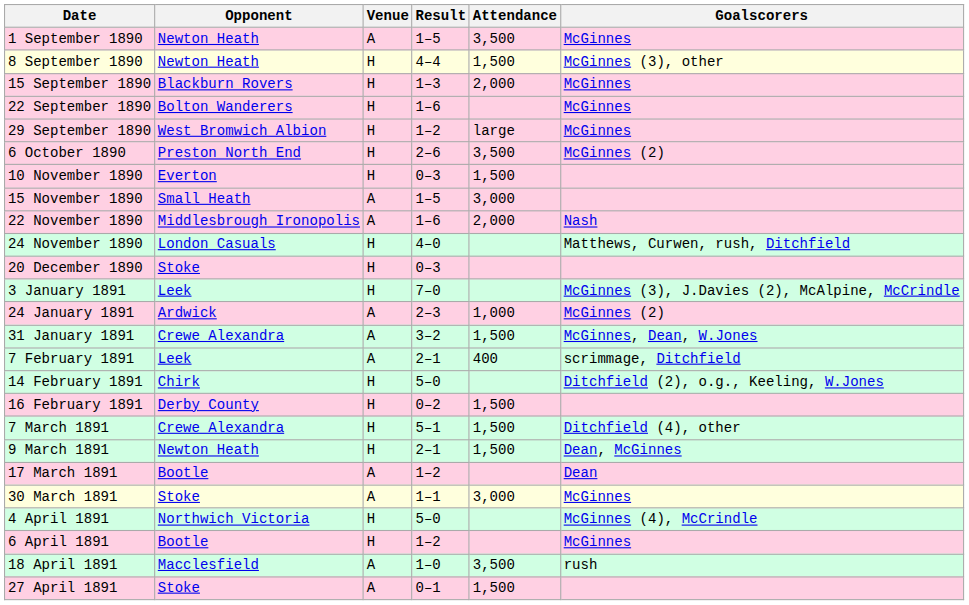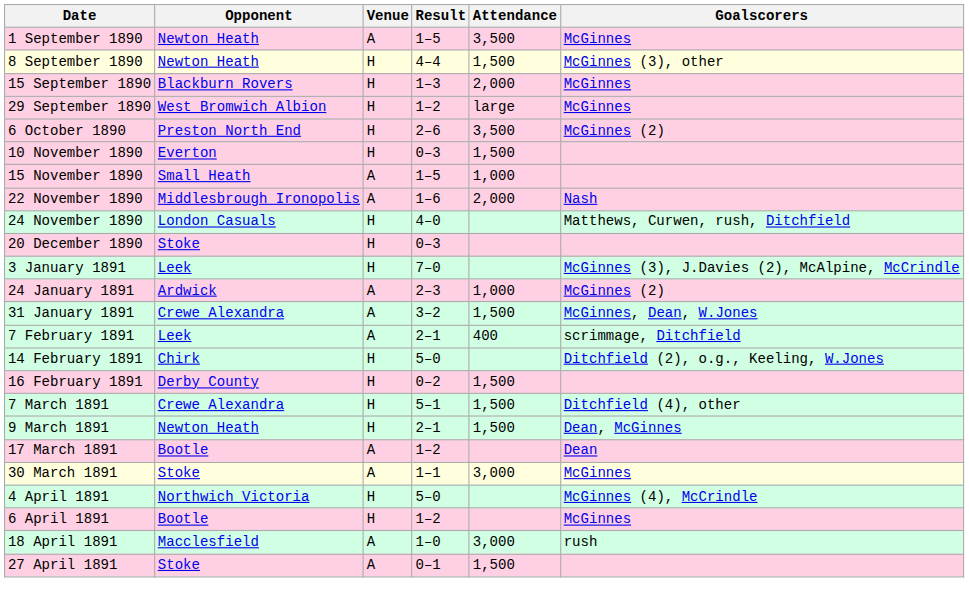- row: (79, 108)
(494, 199) 3,000 -> (494, 176) 1,000
(494, 565) 3,500 -> (494, 542) 3,000
